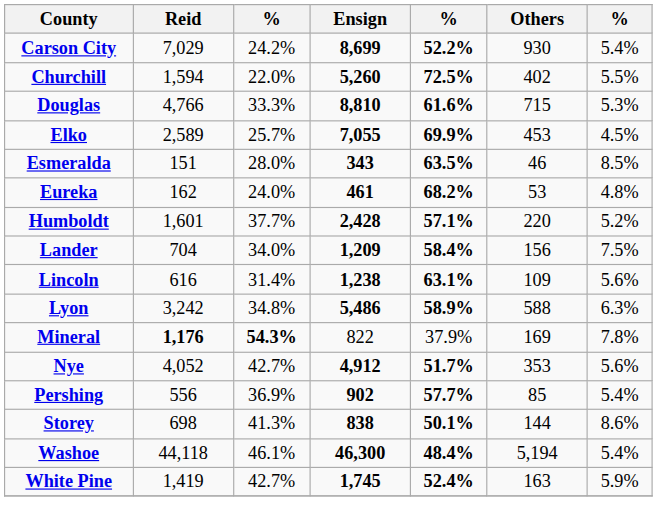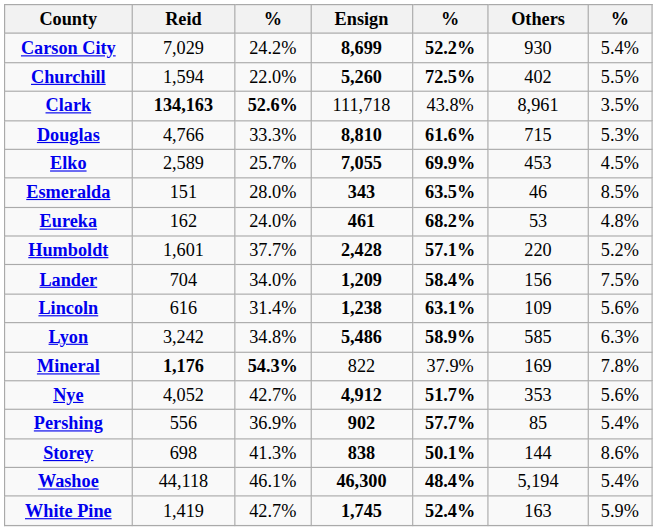+ row: (68, 105)
(537, 308) 588 -> (538, 337) 585
